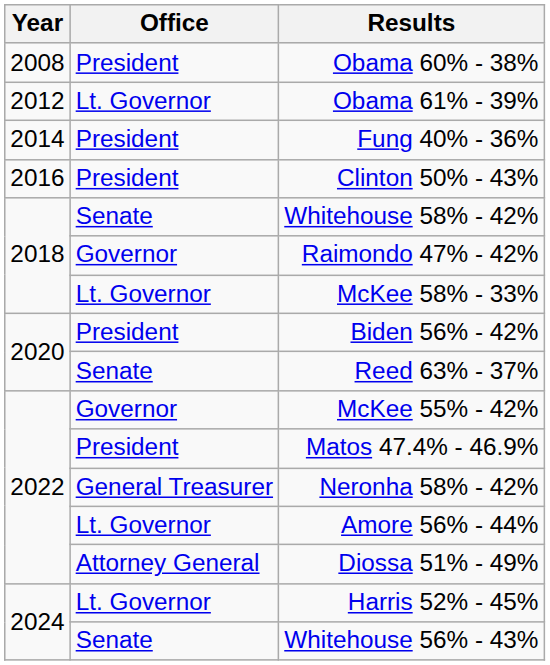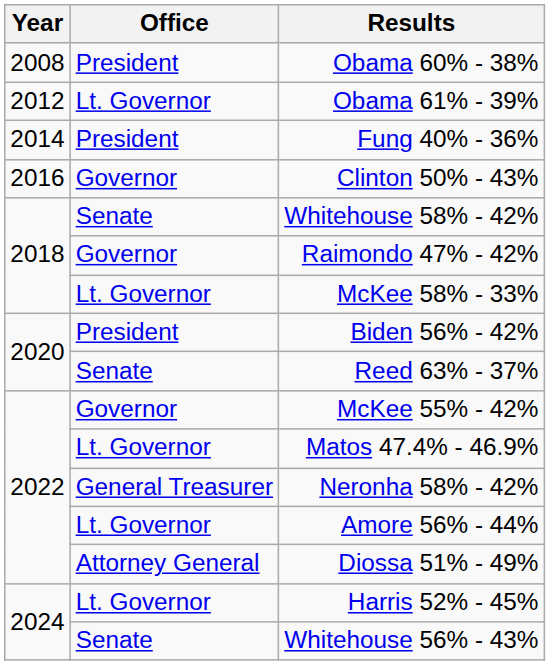(127, 178) President -> (126, 178) Governor
(127, 448) President -> (143, 448) Lt. Governor
